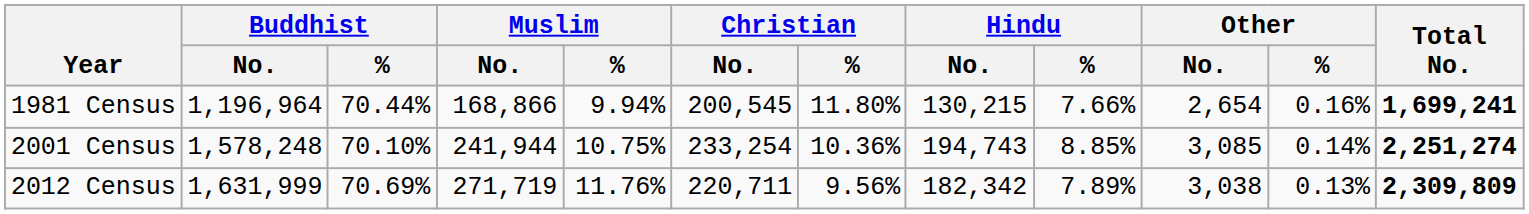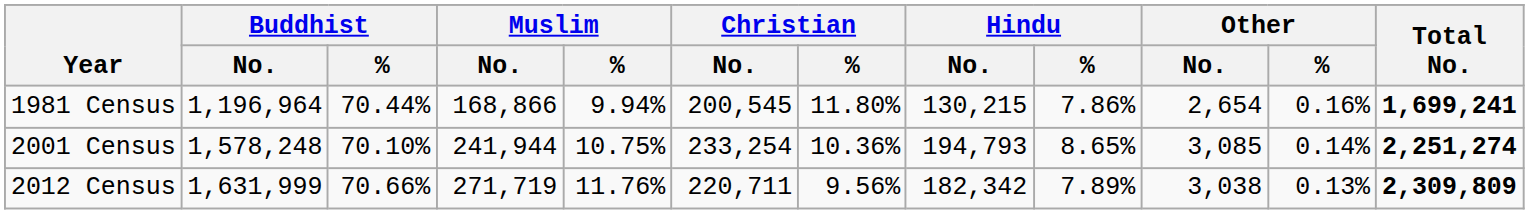(1098, 107) 7.66% -> (1098, 107) 7.86%
(975, 147) 194,743 -> (975, 147) 194,793
(1098, 147) 8.85% -> (1098, 147) 8.65%
(385, 188) 70.69% -> (385, 188) 70.66%
